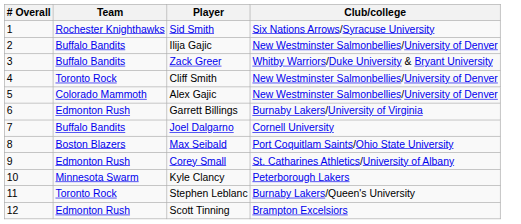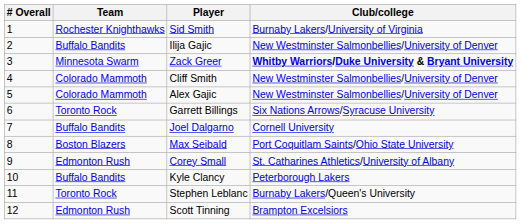(343, 29) Six Nations Arrows/Syracuse University -> (338, 29) Burnaby Lakers/University of Virginia
(90, 62) Buffalo Bandits -> (97, 62) Minnesota Swarm
(373, 62) normal -> (383, 62) bold
(86, 78) Toronto Rock -> (101, 78) Colorado Mammoth
(93, 111) Edmonton Rush -> (86, 111) Toronto Rock
(338, 111) Burnaby Lakers/University of Virginia -> (343, 111) Six Nations Arrows/Syracuse University
(97, 177) Minnesota Swarm -> (90, 177) Buffalo Bandits
